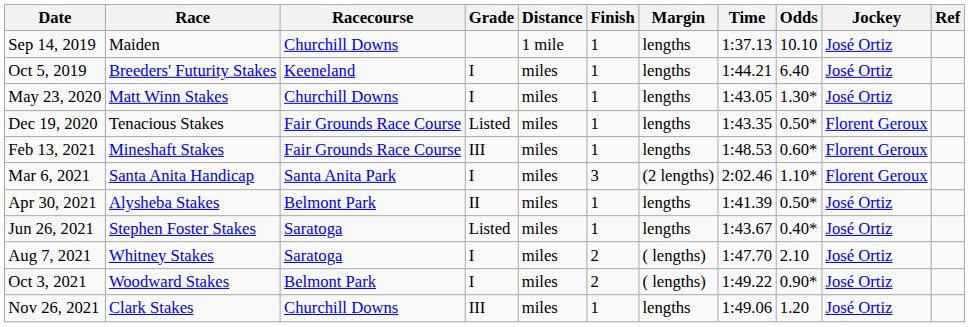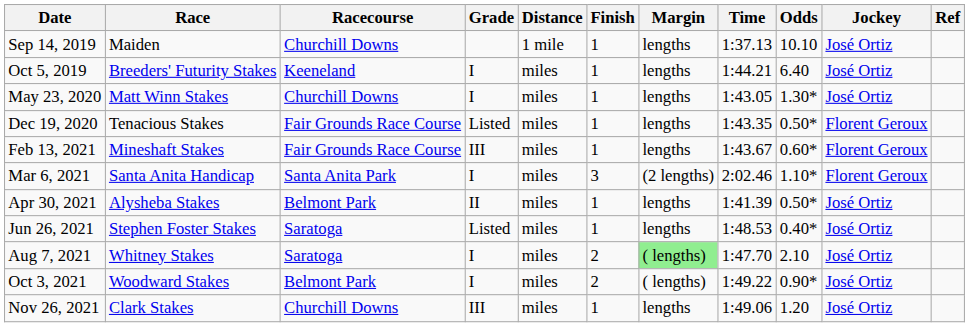(747, 149) 1:48.53 -> (747, 149) 1:43.67
(747, 228) 1:43.67 -> (747, 228) 1:48.53
(674, 255) no background -> (674, 255) lightgreen background
